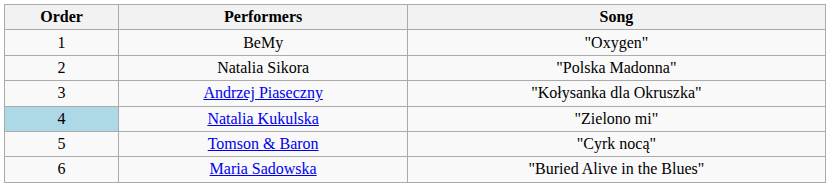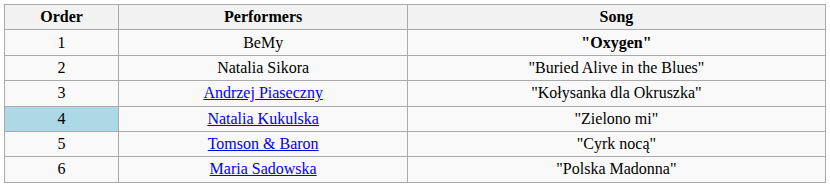(616, 42) normal -> (616, 42) bold
(616, 67) "Polska Madonna" -> (616, 67) "Buried Alive in the Blues"
(616, 169) "Buried Alive in the Blues" -> (616, 169) "Polska Madonna"
